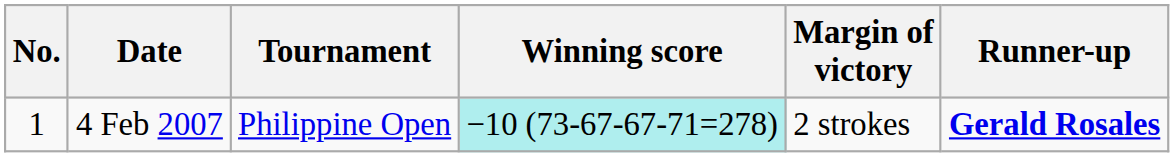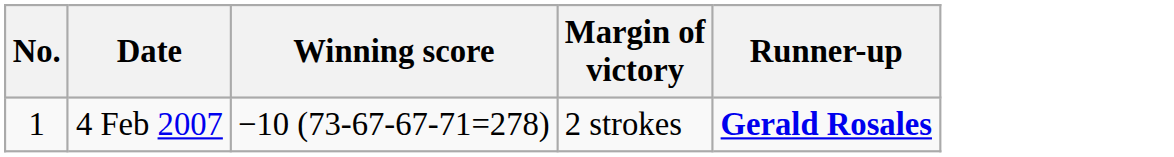- column: (345, 50)
(622, 124) paleturquoise background -> (394, 124) no background
